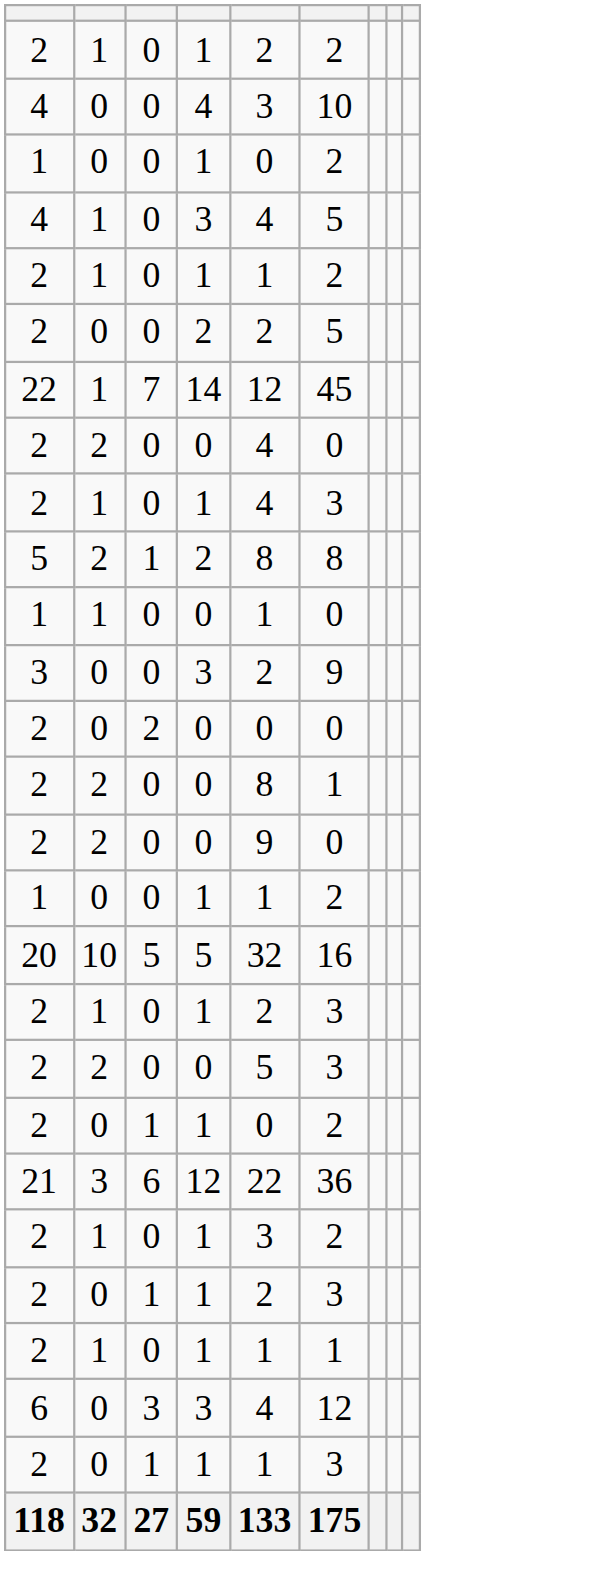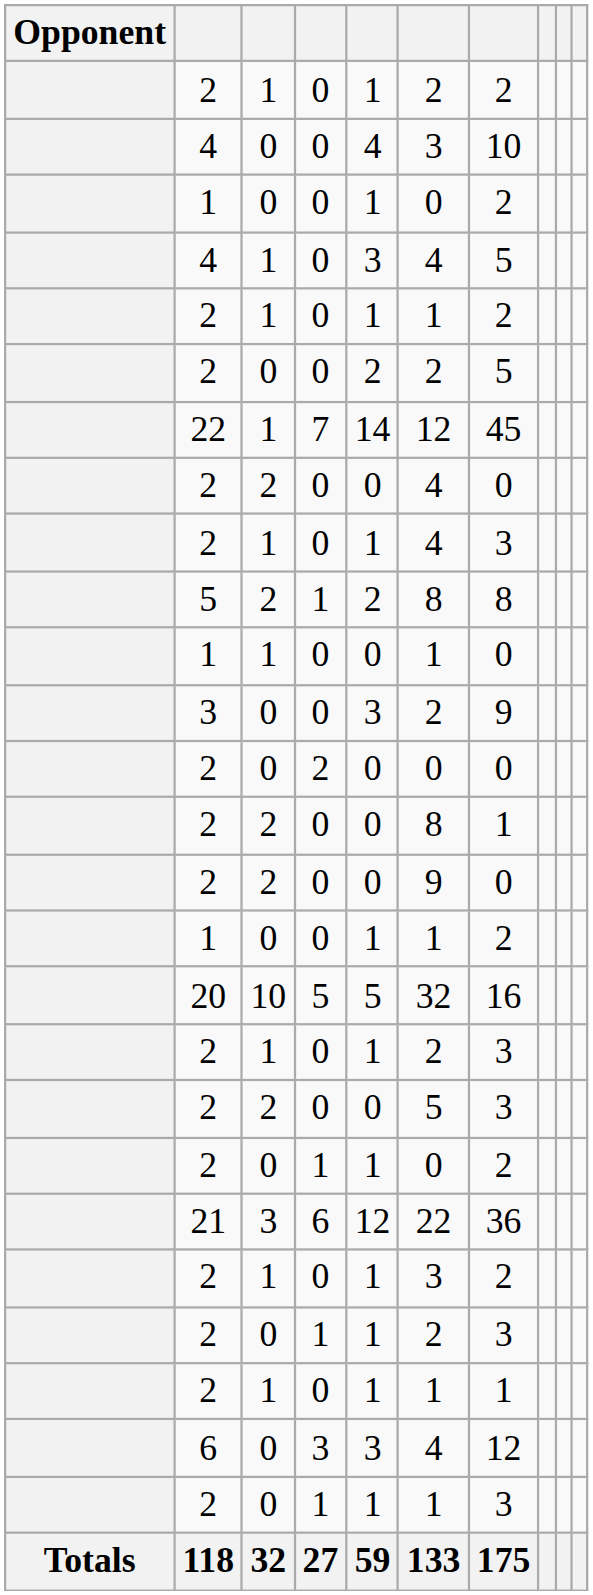+ column: (90, 32)
